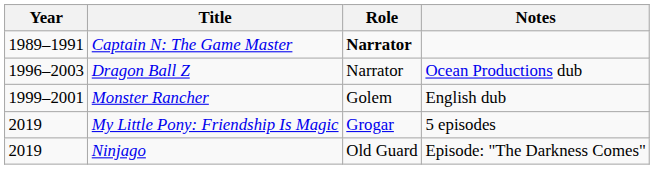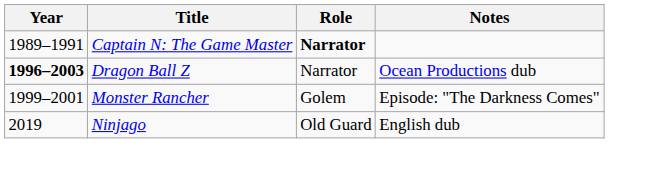(46, 71) normal -> (46, 71) bold
(466, 97) English dub -> (489, 97) Episode: "The Darkness Comes"
- row: (215, 124)
(536, 151) Episode: "The Darkness Comes" -> (420, 124) English dub
